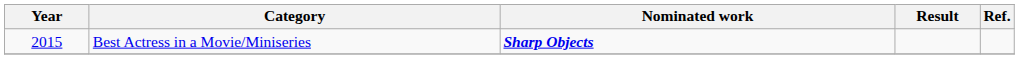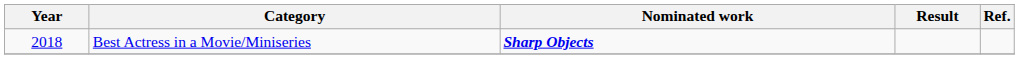(47, 41) 2015 -> (47, 41) 2018
